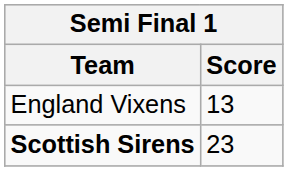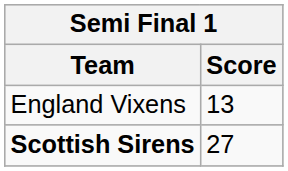(220, 144) 23 -> (220, 144) 27
